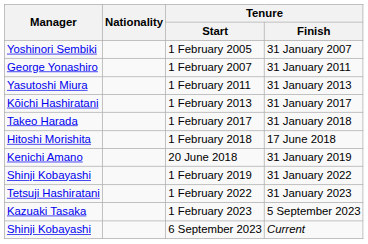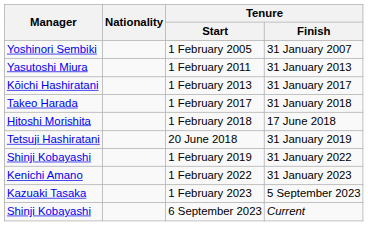- row: (210, 67)
(45, 157) Kenichi Amano -> (53, 139) Tetsuji Hashiratani
(53, 193) Tetsuji Hashiratani -> (45, 175) Kenichi Amano
